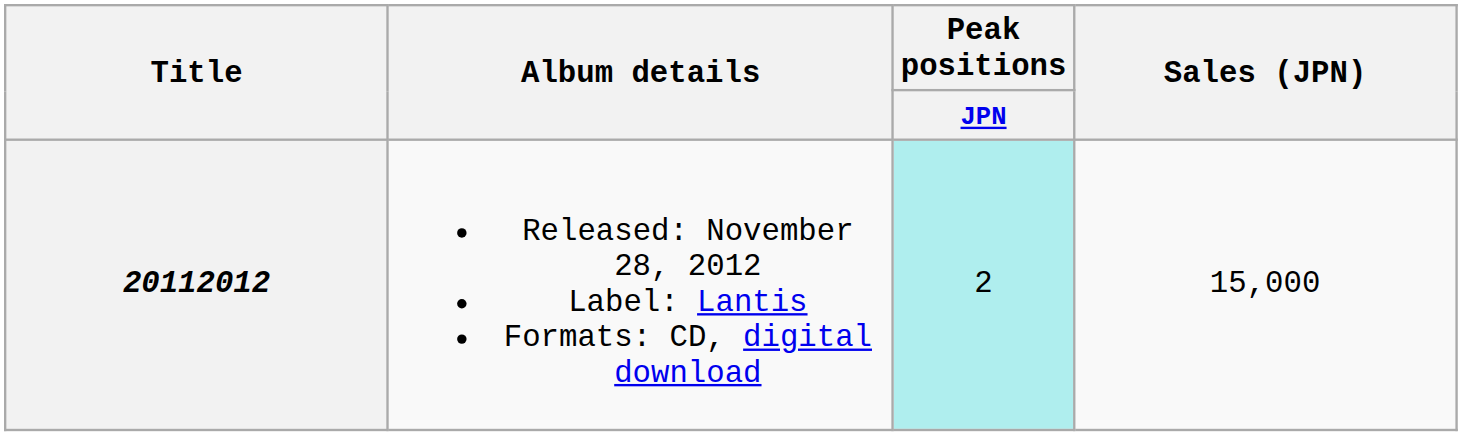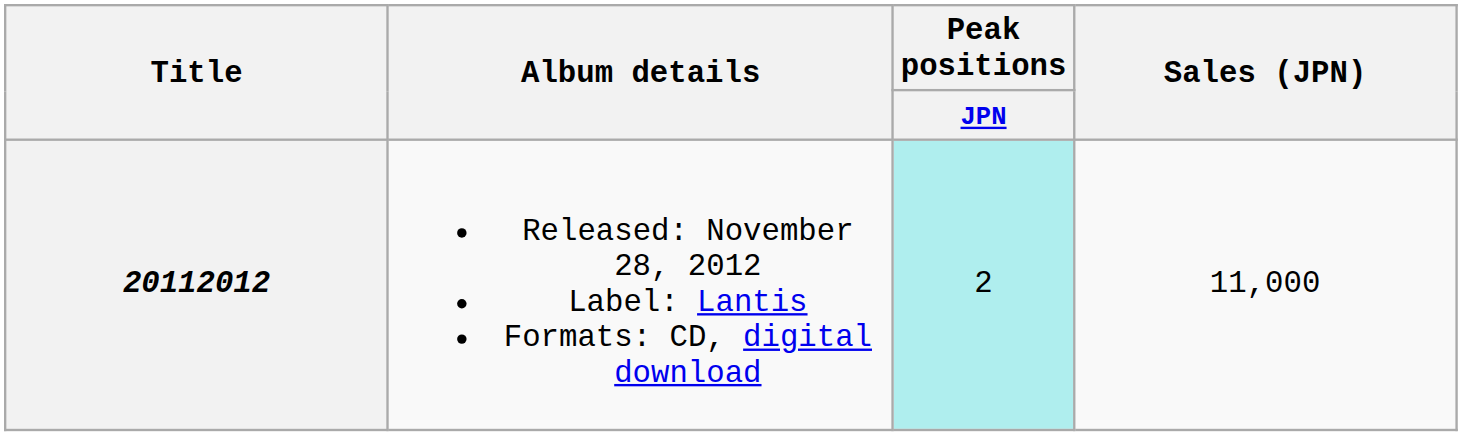(1265, 285) 15,000 -> (1265, 285) 11,000
